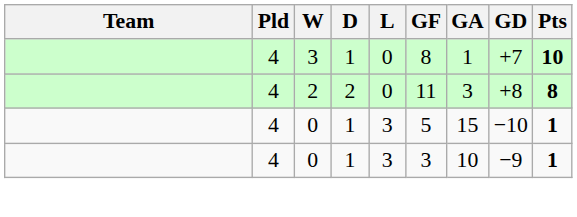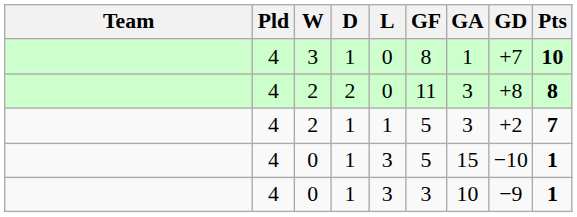+ row: (313, 125)
